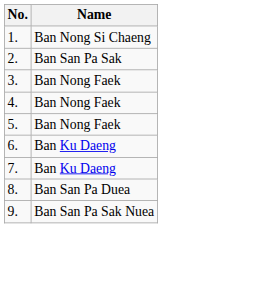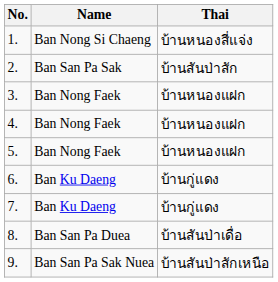+ column: (215, 15)
